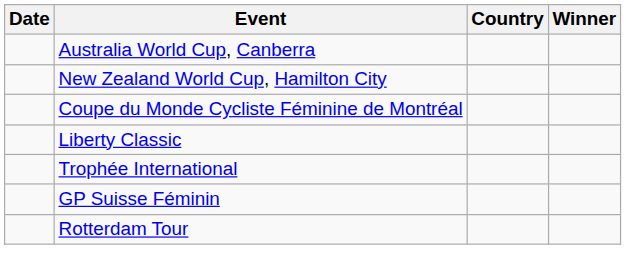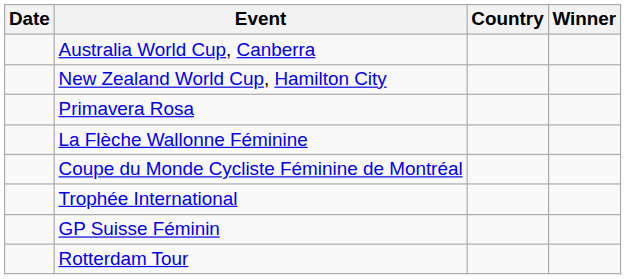+ row: (126, 109)
+ row: (183, 139)
- row: (120, 139)
